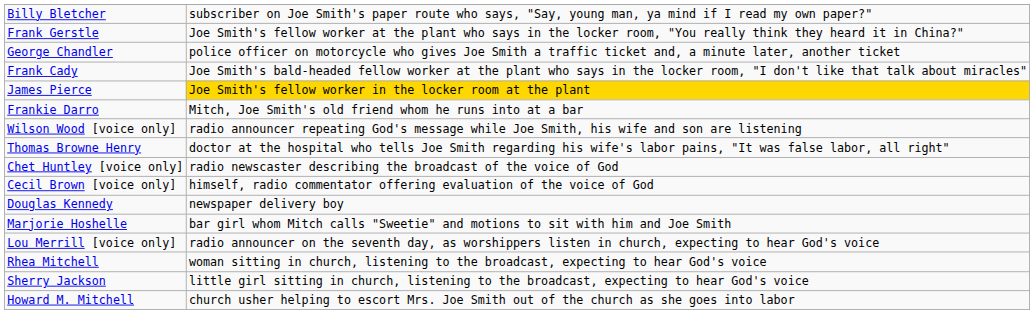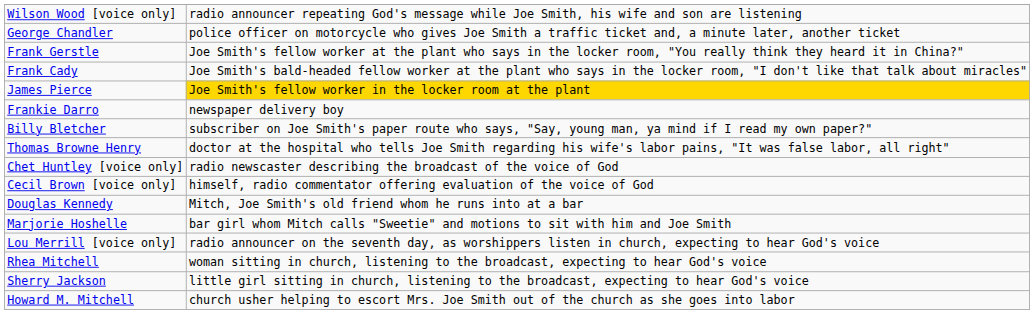rows swapped: (57, 14) <-> (92, 128)
rows swapped: (60, 52) <-> (53, 33)
(386, 109) Mitch, Joe Smith's old friend whom he runs into at a bar -> (266, 109) newspaper delivery boy
(266, 205) newspaper delivery boy -> (386, 205) Mitch, Joe Smith's old friend whom he runs into at a bar
